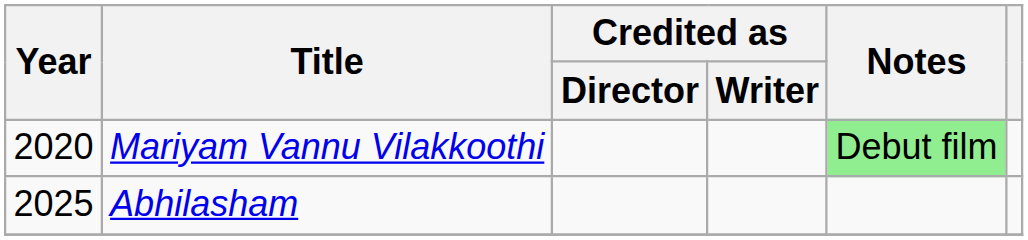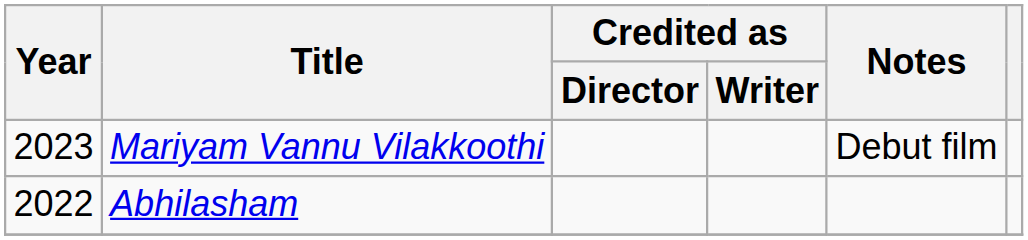(53, 147) 2020 -> (53, 147) 2023
(917, 147) lightgreen background -> (917, 147) no background
(53, 204) 2025 -> (53, 204) 2022
